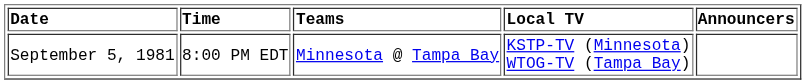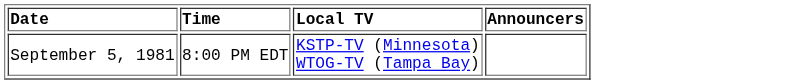- column: (320, 19)
